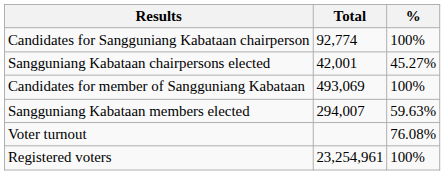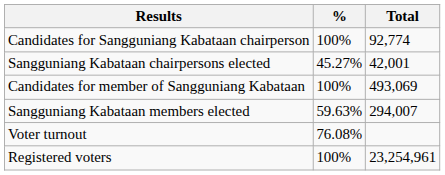columns swapped: (350, 16) <-> (413, 16)
